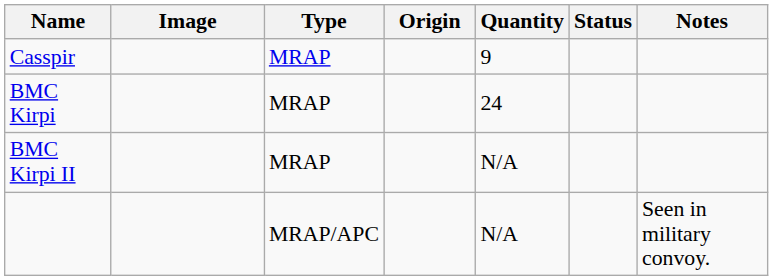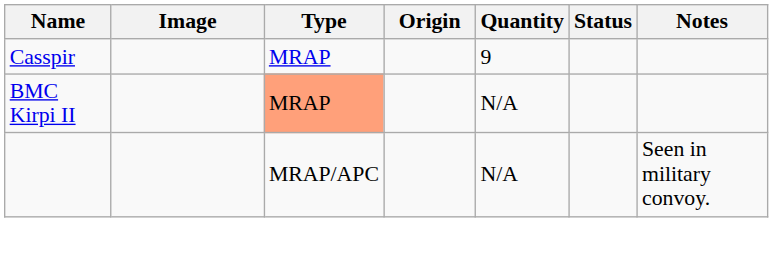- row: (34, 103)
(300, 162) no background -> (300, 103) lightsalmon background
